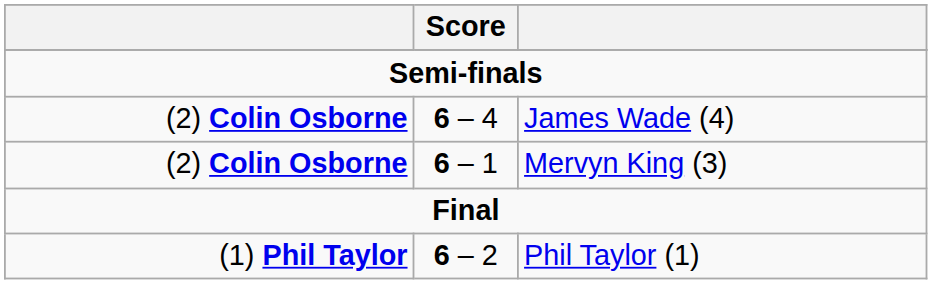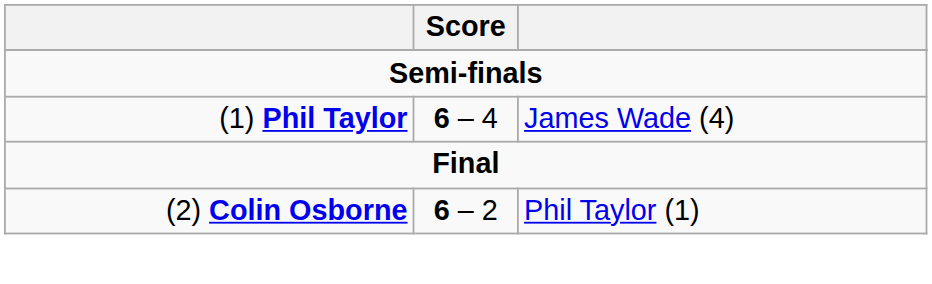(287, 118) (2) Colin Osborne -> (313, 118) (1) Phil Taylor
- row: (626, 164)
(313, 255) (1) Phil Taylor -> (287, 210) (2) Colin Osborne
